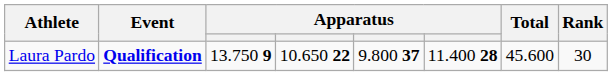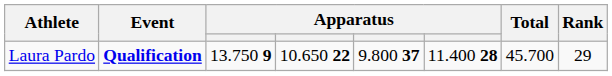(530, 56) 45.600 -> (530, 56) 45.700
(583, 56) 30 -> (583, 56) 29
